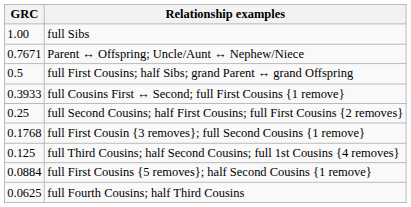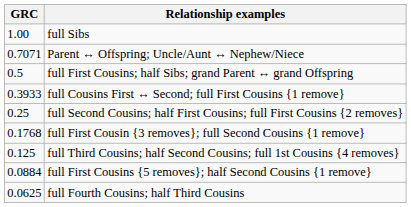(24, 53) 0.7671 -> (24, 53) 0.7071
